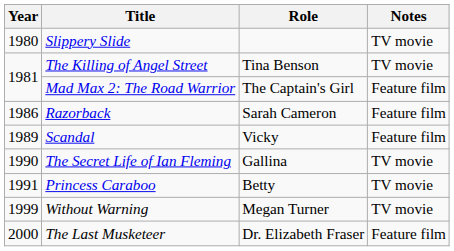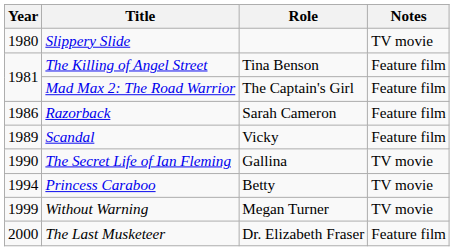(402, 64) TV movie -> (409, 64) Feature film
(23, 185) 1991 -> (23, 185) 1994
